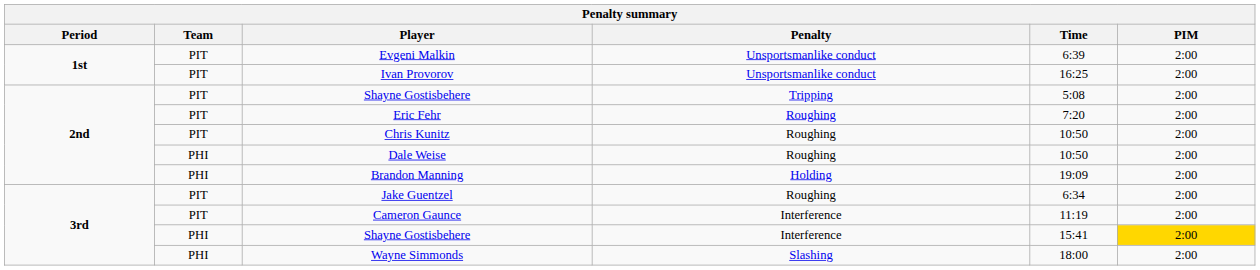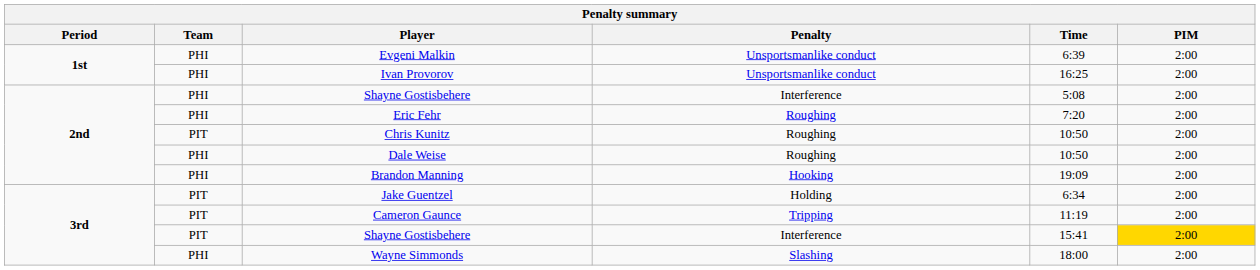(198, 54) PIT -> (198, 54) PHI
(198, 74) PIT -> (198, 74) PHI
(198, 94) PIT -> (198, 94) PHI
(811, 94) Tripping -> (811, 94) Interference
(198, 114) PIT -> (198, 114) PHI
(811, 174) Holding -> (811, 174) Hooking
(811, 194) Roughing -> (811, 194) Holding
(811, 214) Interference -> (811, 214) Tripping
(198, 235) PHI -> (198, 235) PIT
